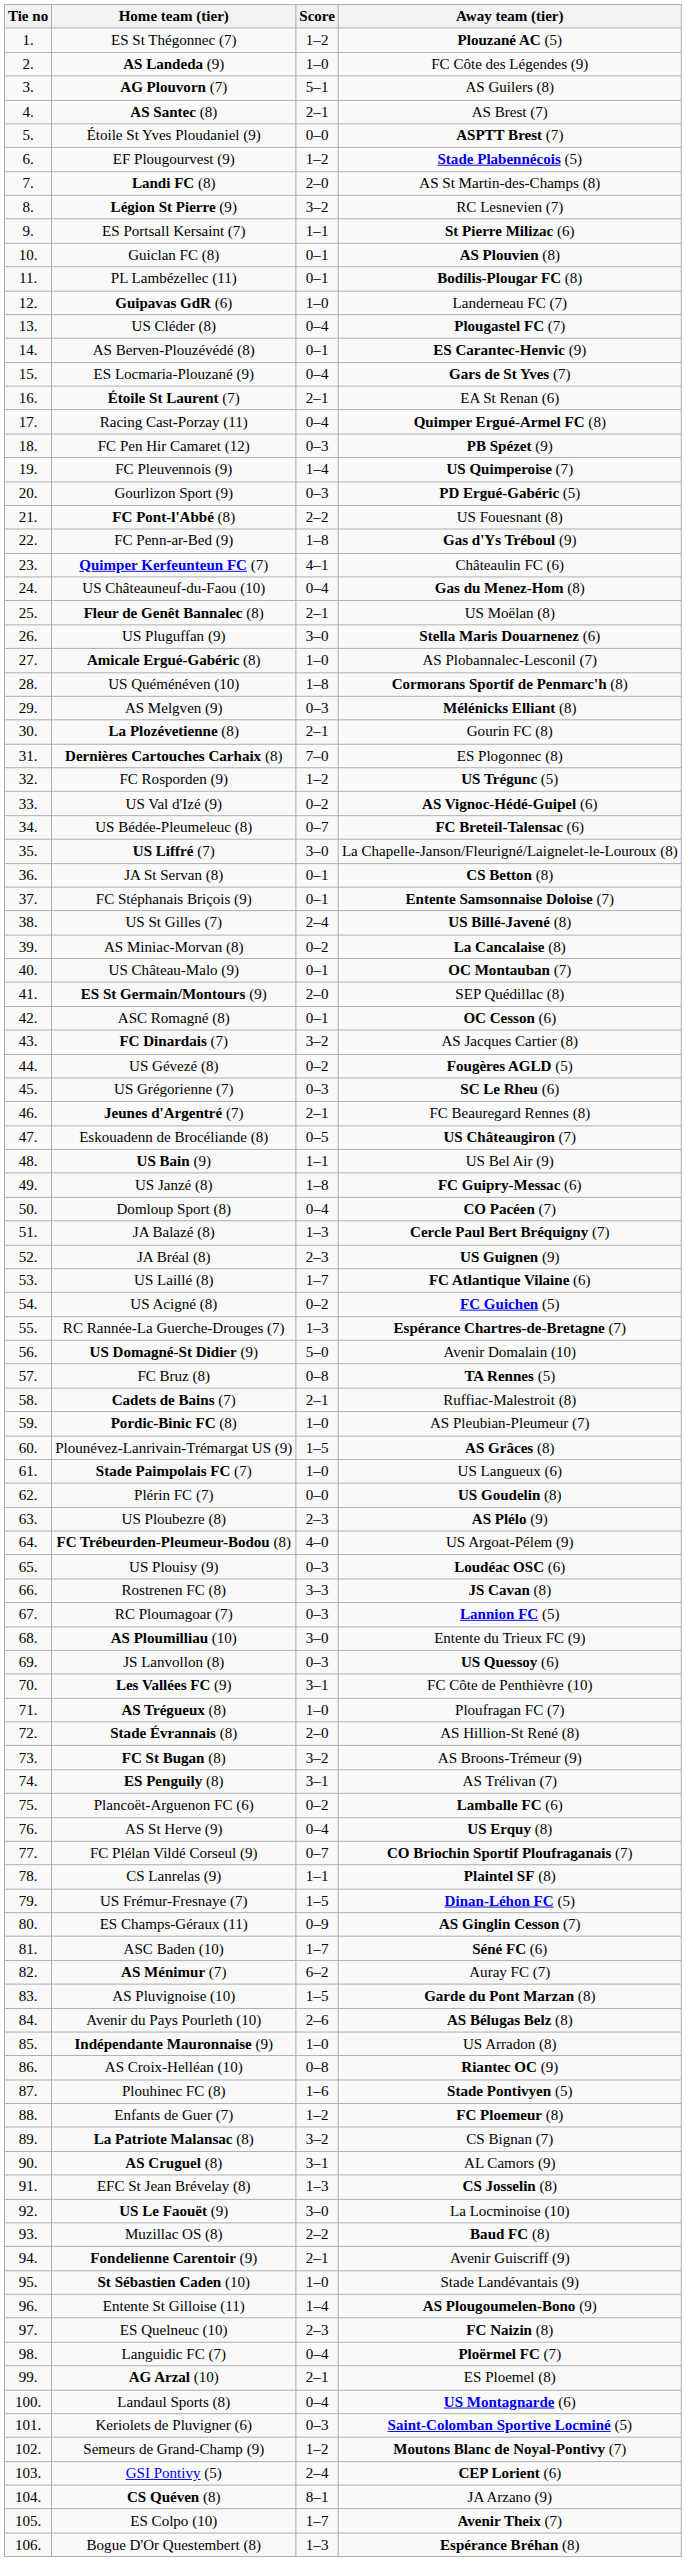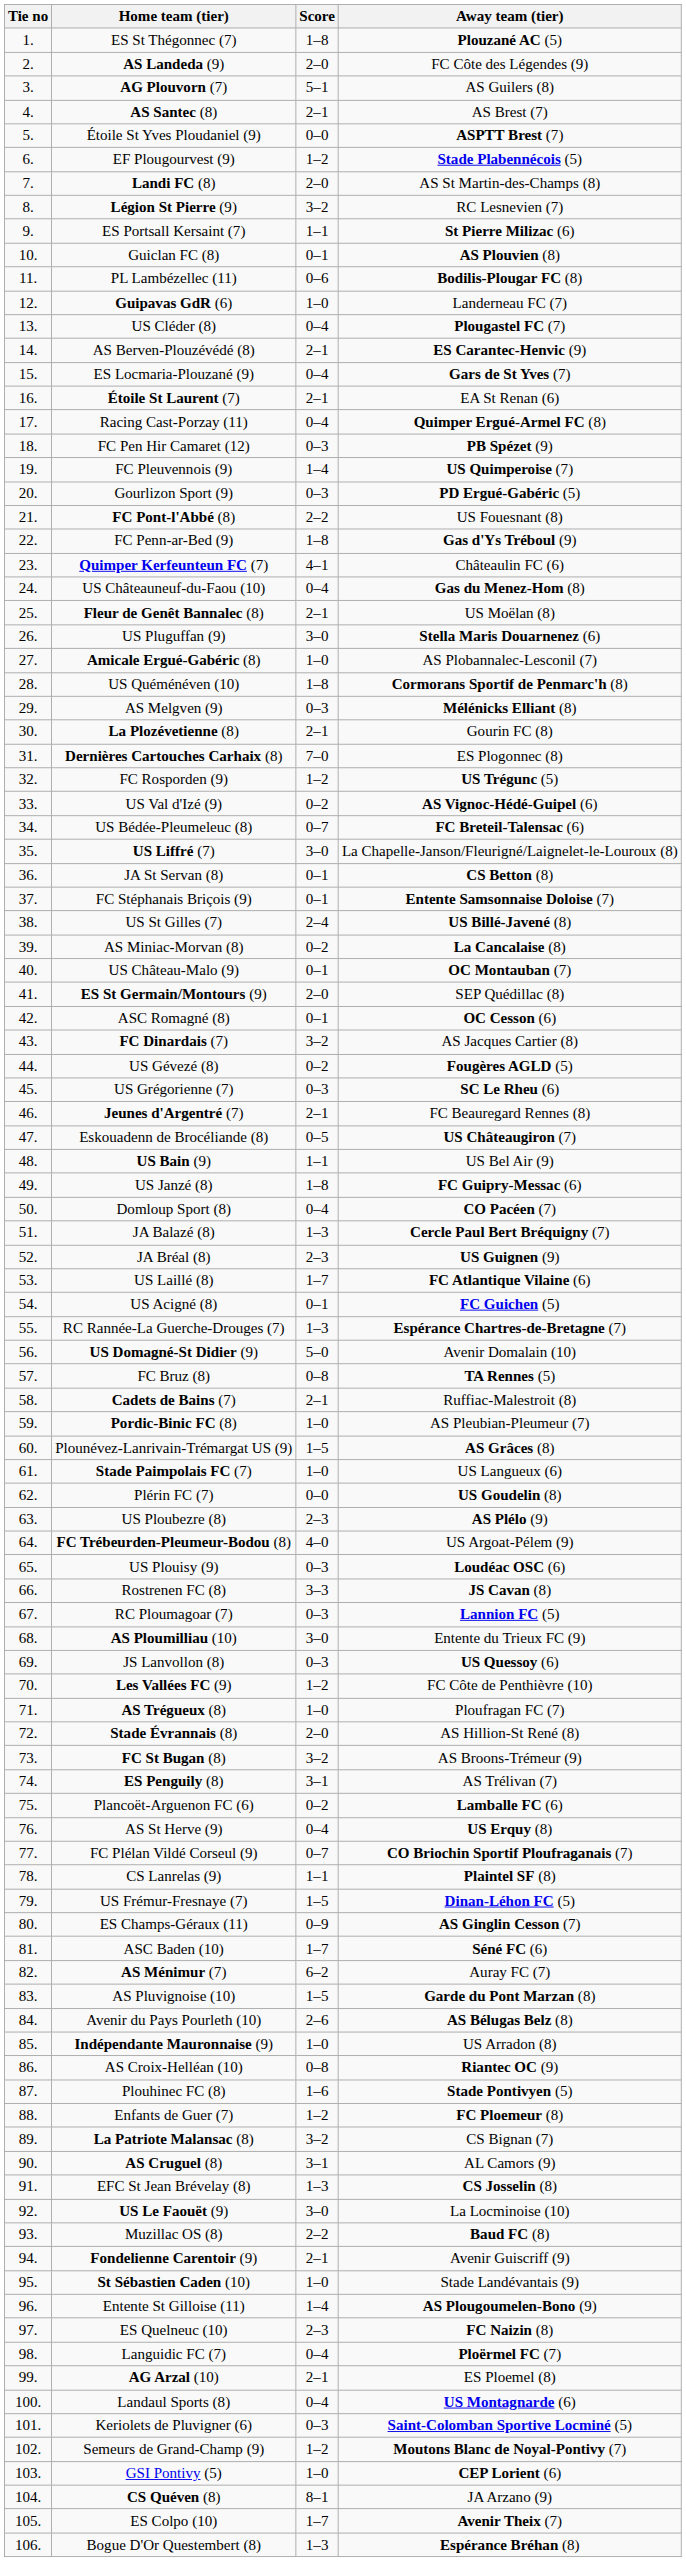(317, 40) 1–2 -> (317, 40) 1–8
(317, 64) 1–0 -> (317, 64) 2–0
(317, 278) 0–1 -> (317, 278) 0–6
(317, 350) 0–1 -> (317, 350) 2–1
(317, 1304) 0–2 -> (317, 1304) 0–1
(317, 1686) 3–1 -> (317, 1686) 1–2
(317, 2473) 2–4 -> (317, 2473) 1–0
